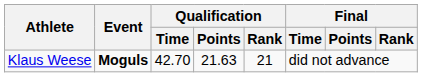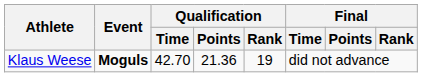(219, 61) 21.63 -> (219, 61) 21.36
(265, 61) 21 -> (265, 61) 19
